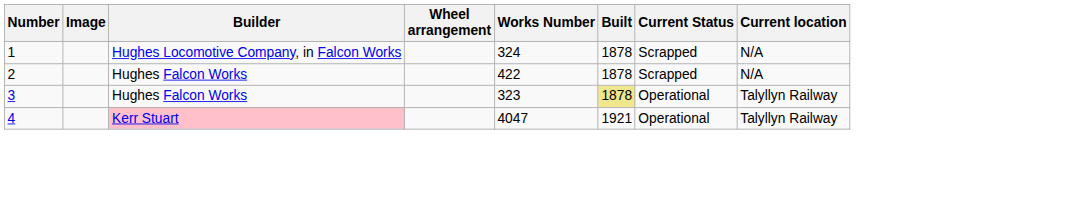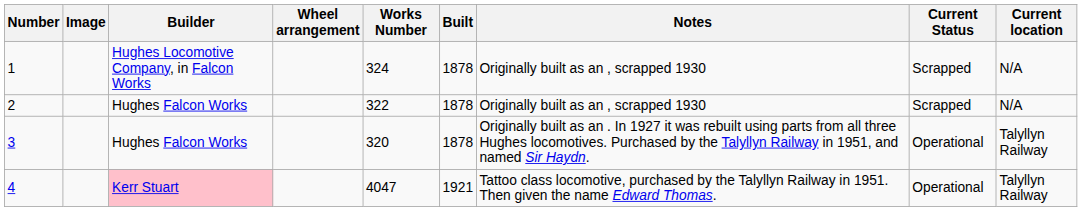+ column: (693, 23)
(509, 74) 422 -> (377, 105) 322
(509, 96) 323 -> (377, 142) 320
(617, 96) khaki background -> (458, 142) no background
